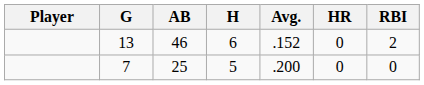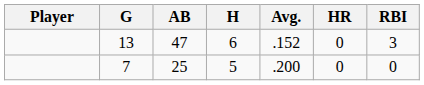(179, 42) 46 -> (179, 42) 47
(393, 42) 2 -> (393, 42) 3
